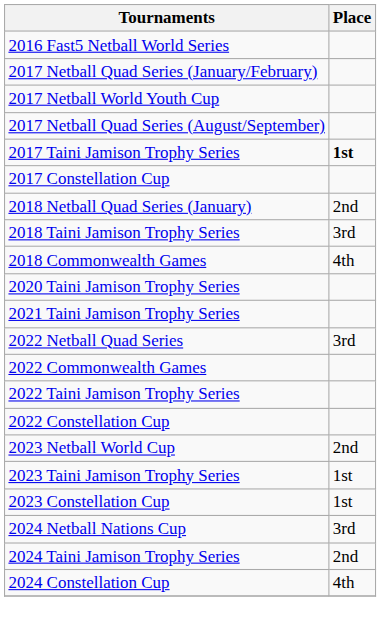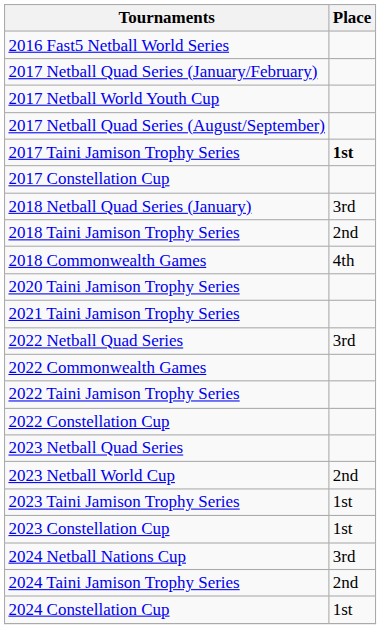(346, 206) 2nd -> (344, 206) 3rd
(344, 233) 3rd -> (346, 233) 2nd
+ row: (96, 448)
(344, 582) 4th -> (343, 609) 1st
